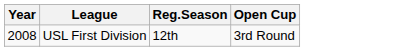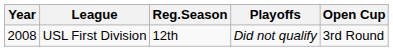+ column: (275, 14)
